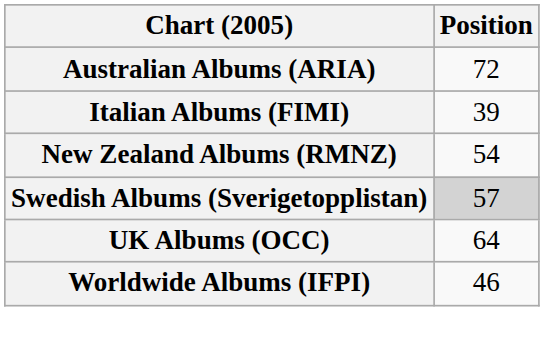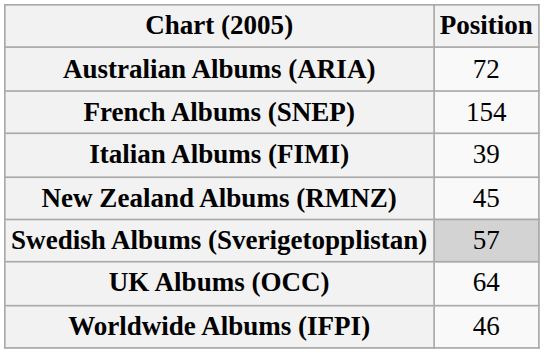+ row: (219, 111)
(486, 154) 54 -> (486, 197) 45
